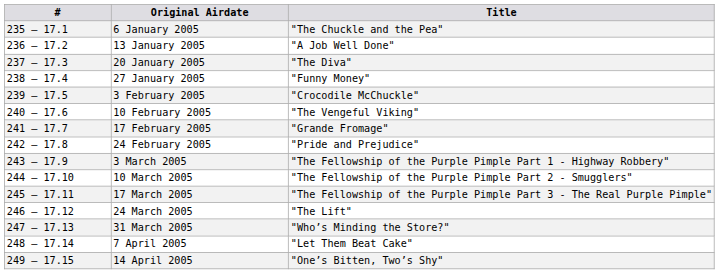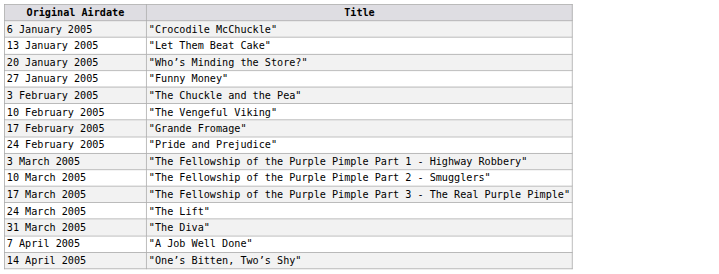- column: (58, 13)
(367, 29) "The Chuckle and the Pea" -> (213, 29) "Crocodile McChuckle"
(343, 46) "A Job Well Done" -> (210, 46) "Let Them Beat Cake"
(321, 62) "The Diva" -> (228, 62) "Who’s Minding the Store?"
(355, 95) "Crocodile McChuckle" -> (225, 95) "The Chuckle and the Pea"
(370, 227) "Who’s Minding the Store?" -> (179, 227) "The Diva"
(352, 244) "Let Them Beat Cake" -> (201, 244) "A Job Well Done"
